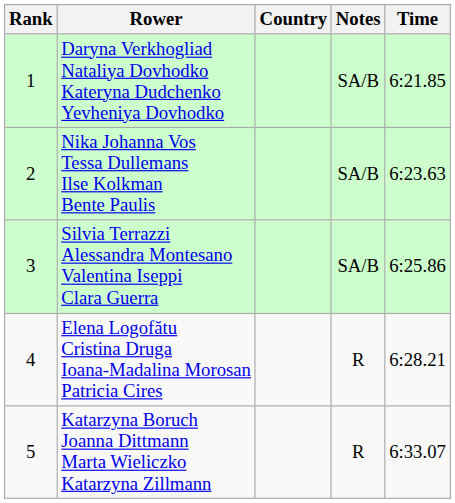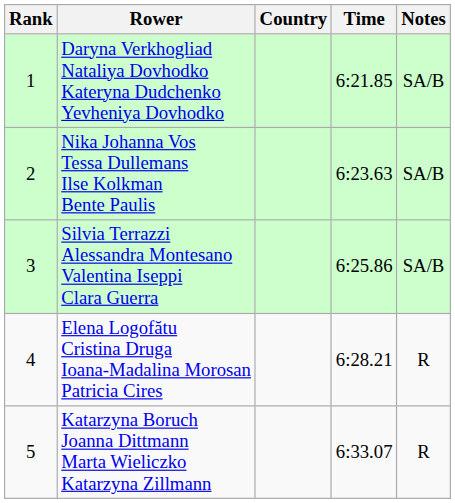columns swapped: (418, 19) <-> (358, 19)
